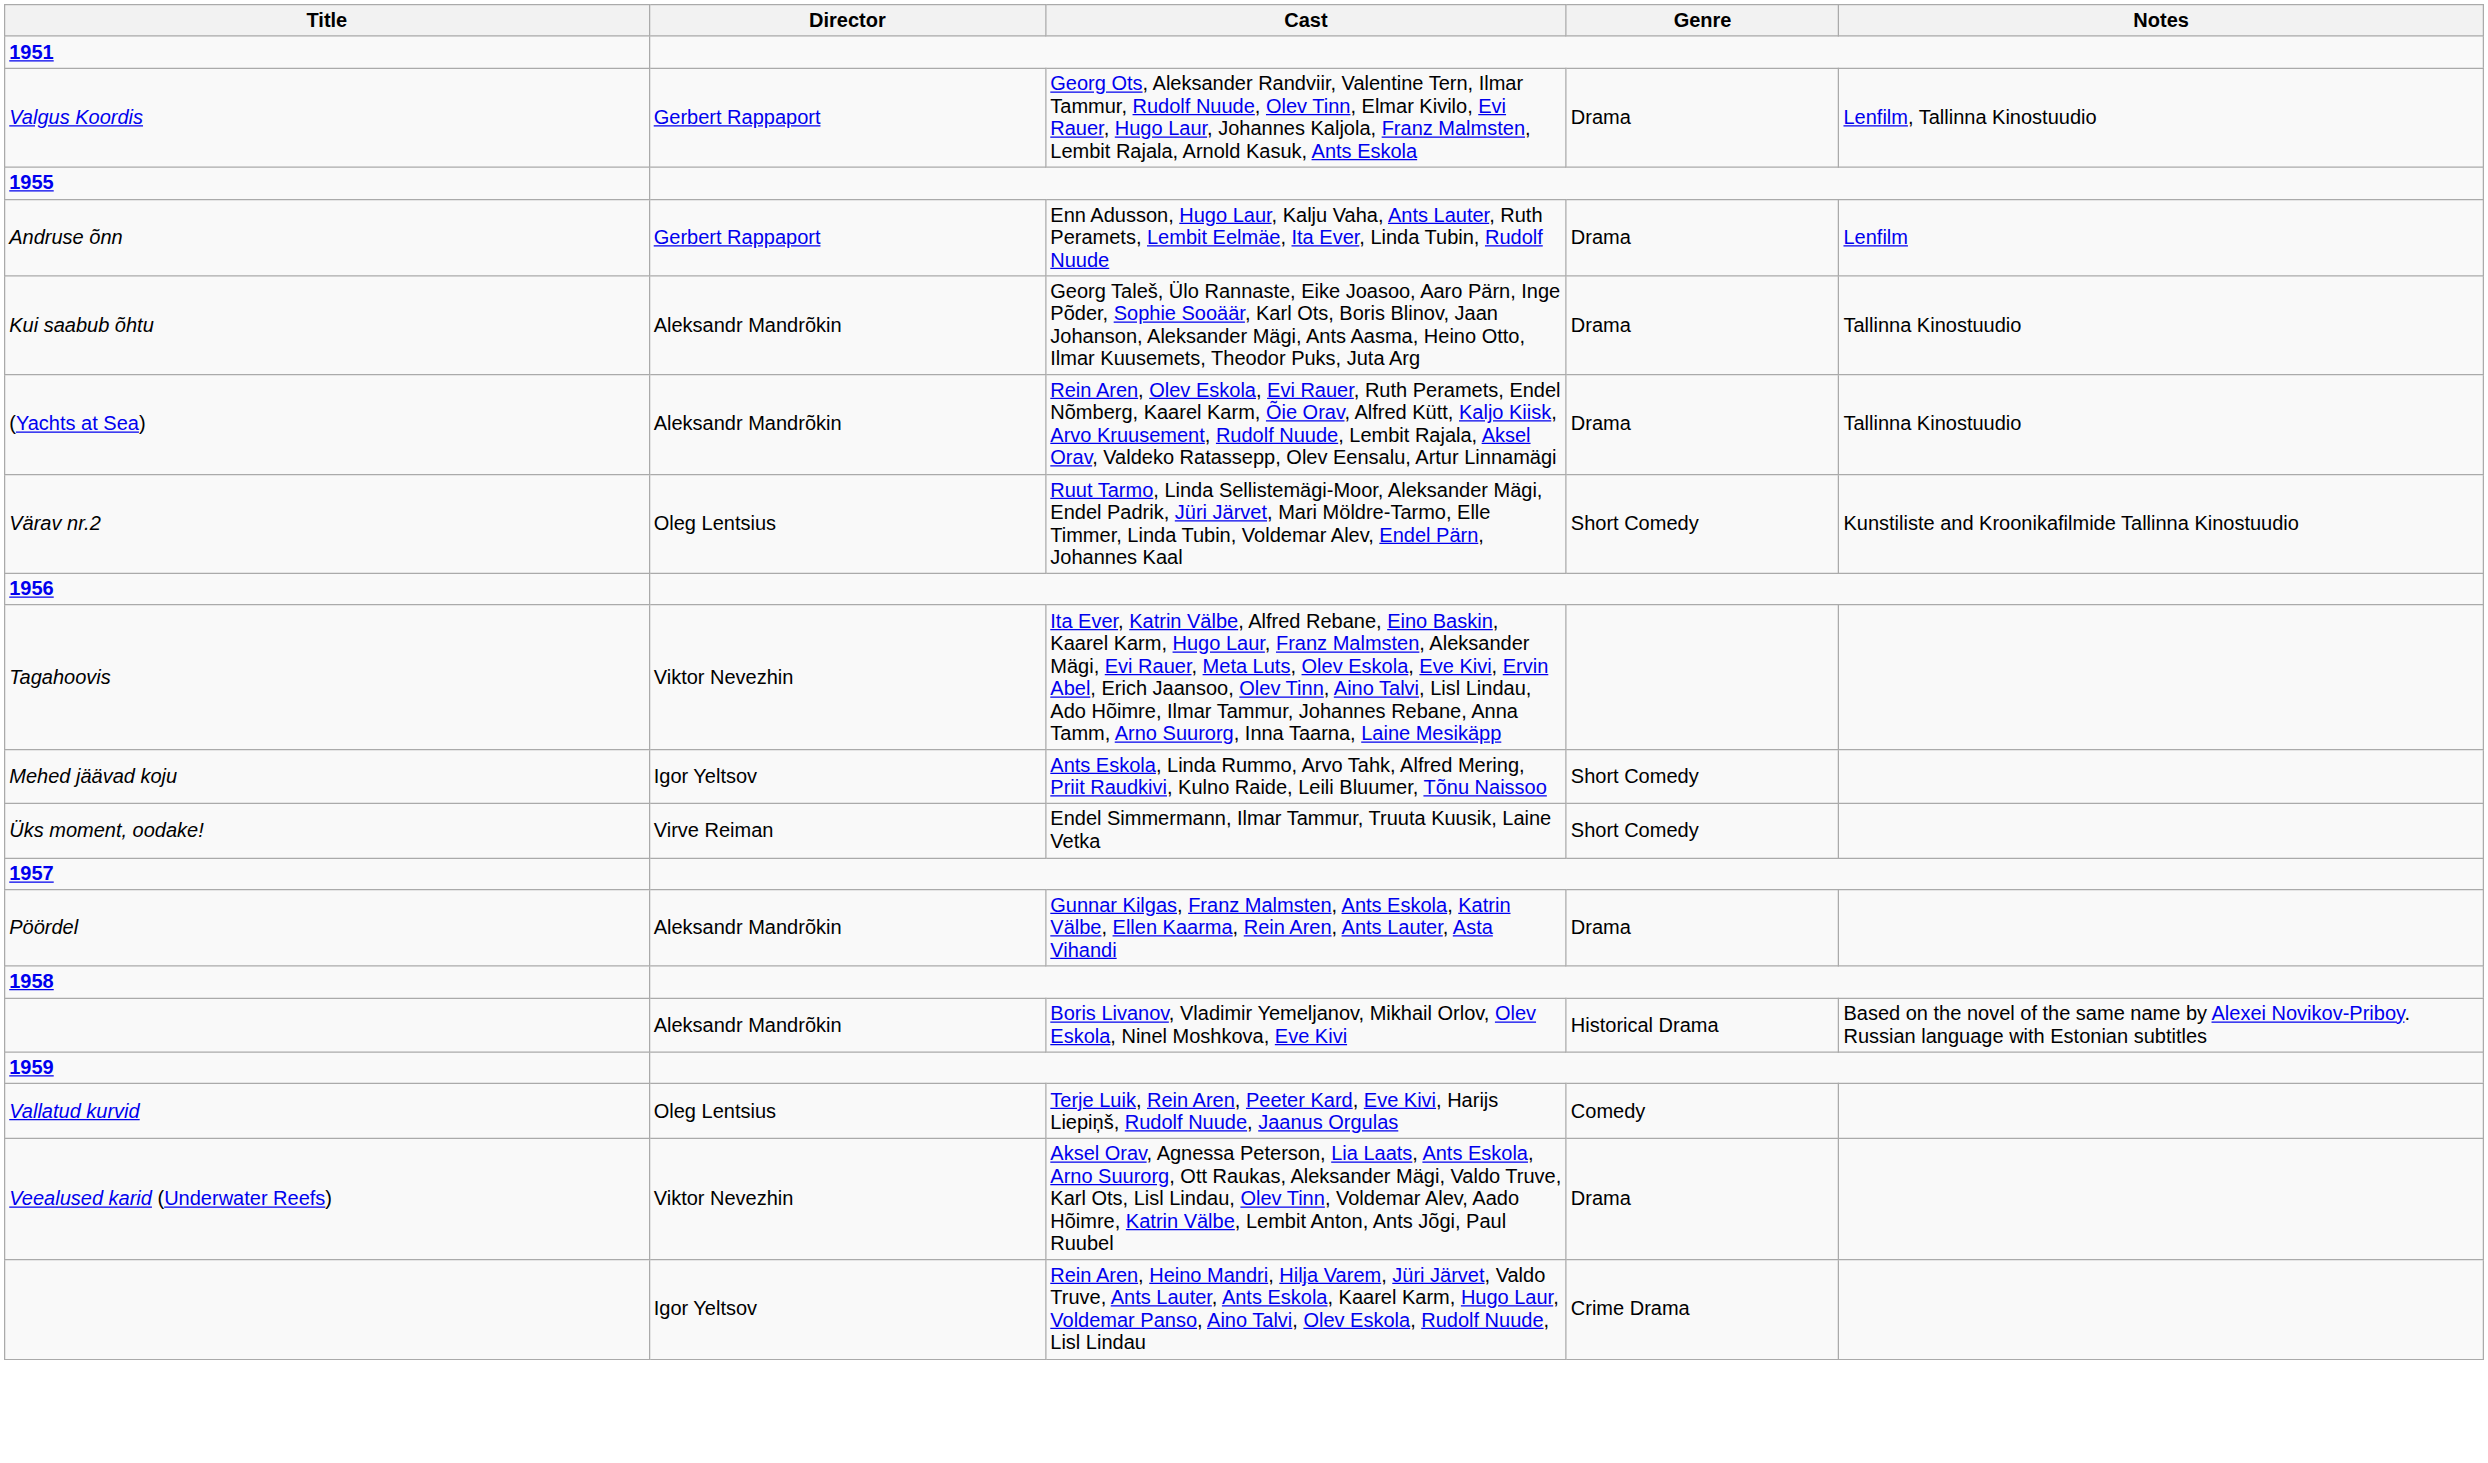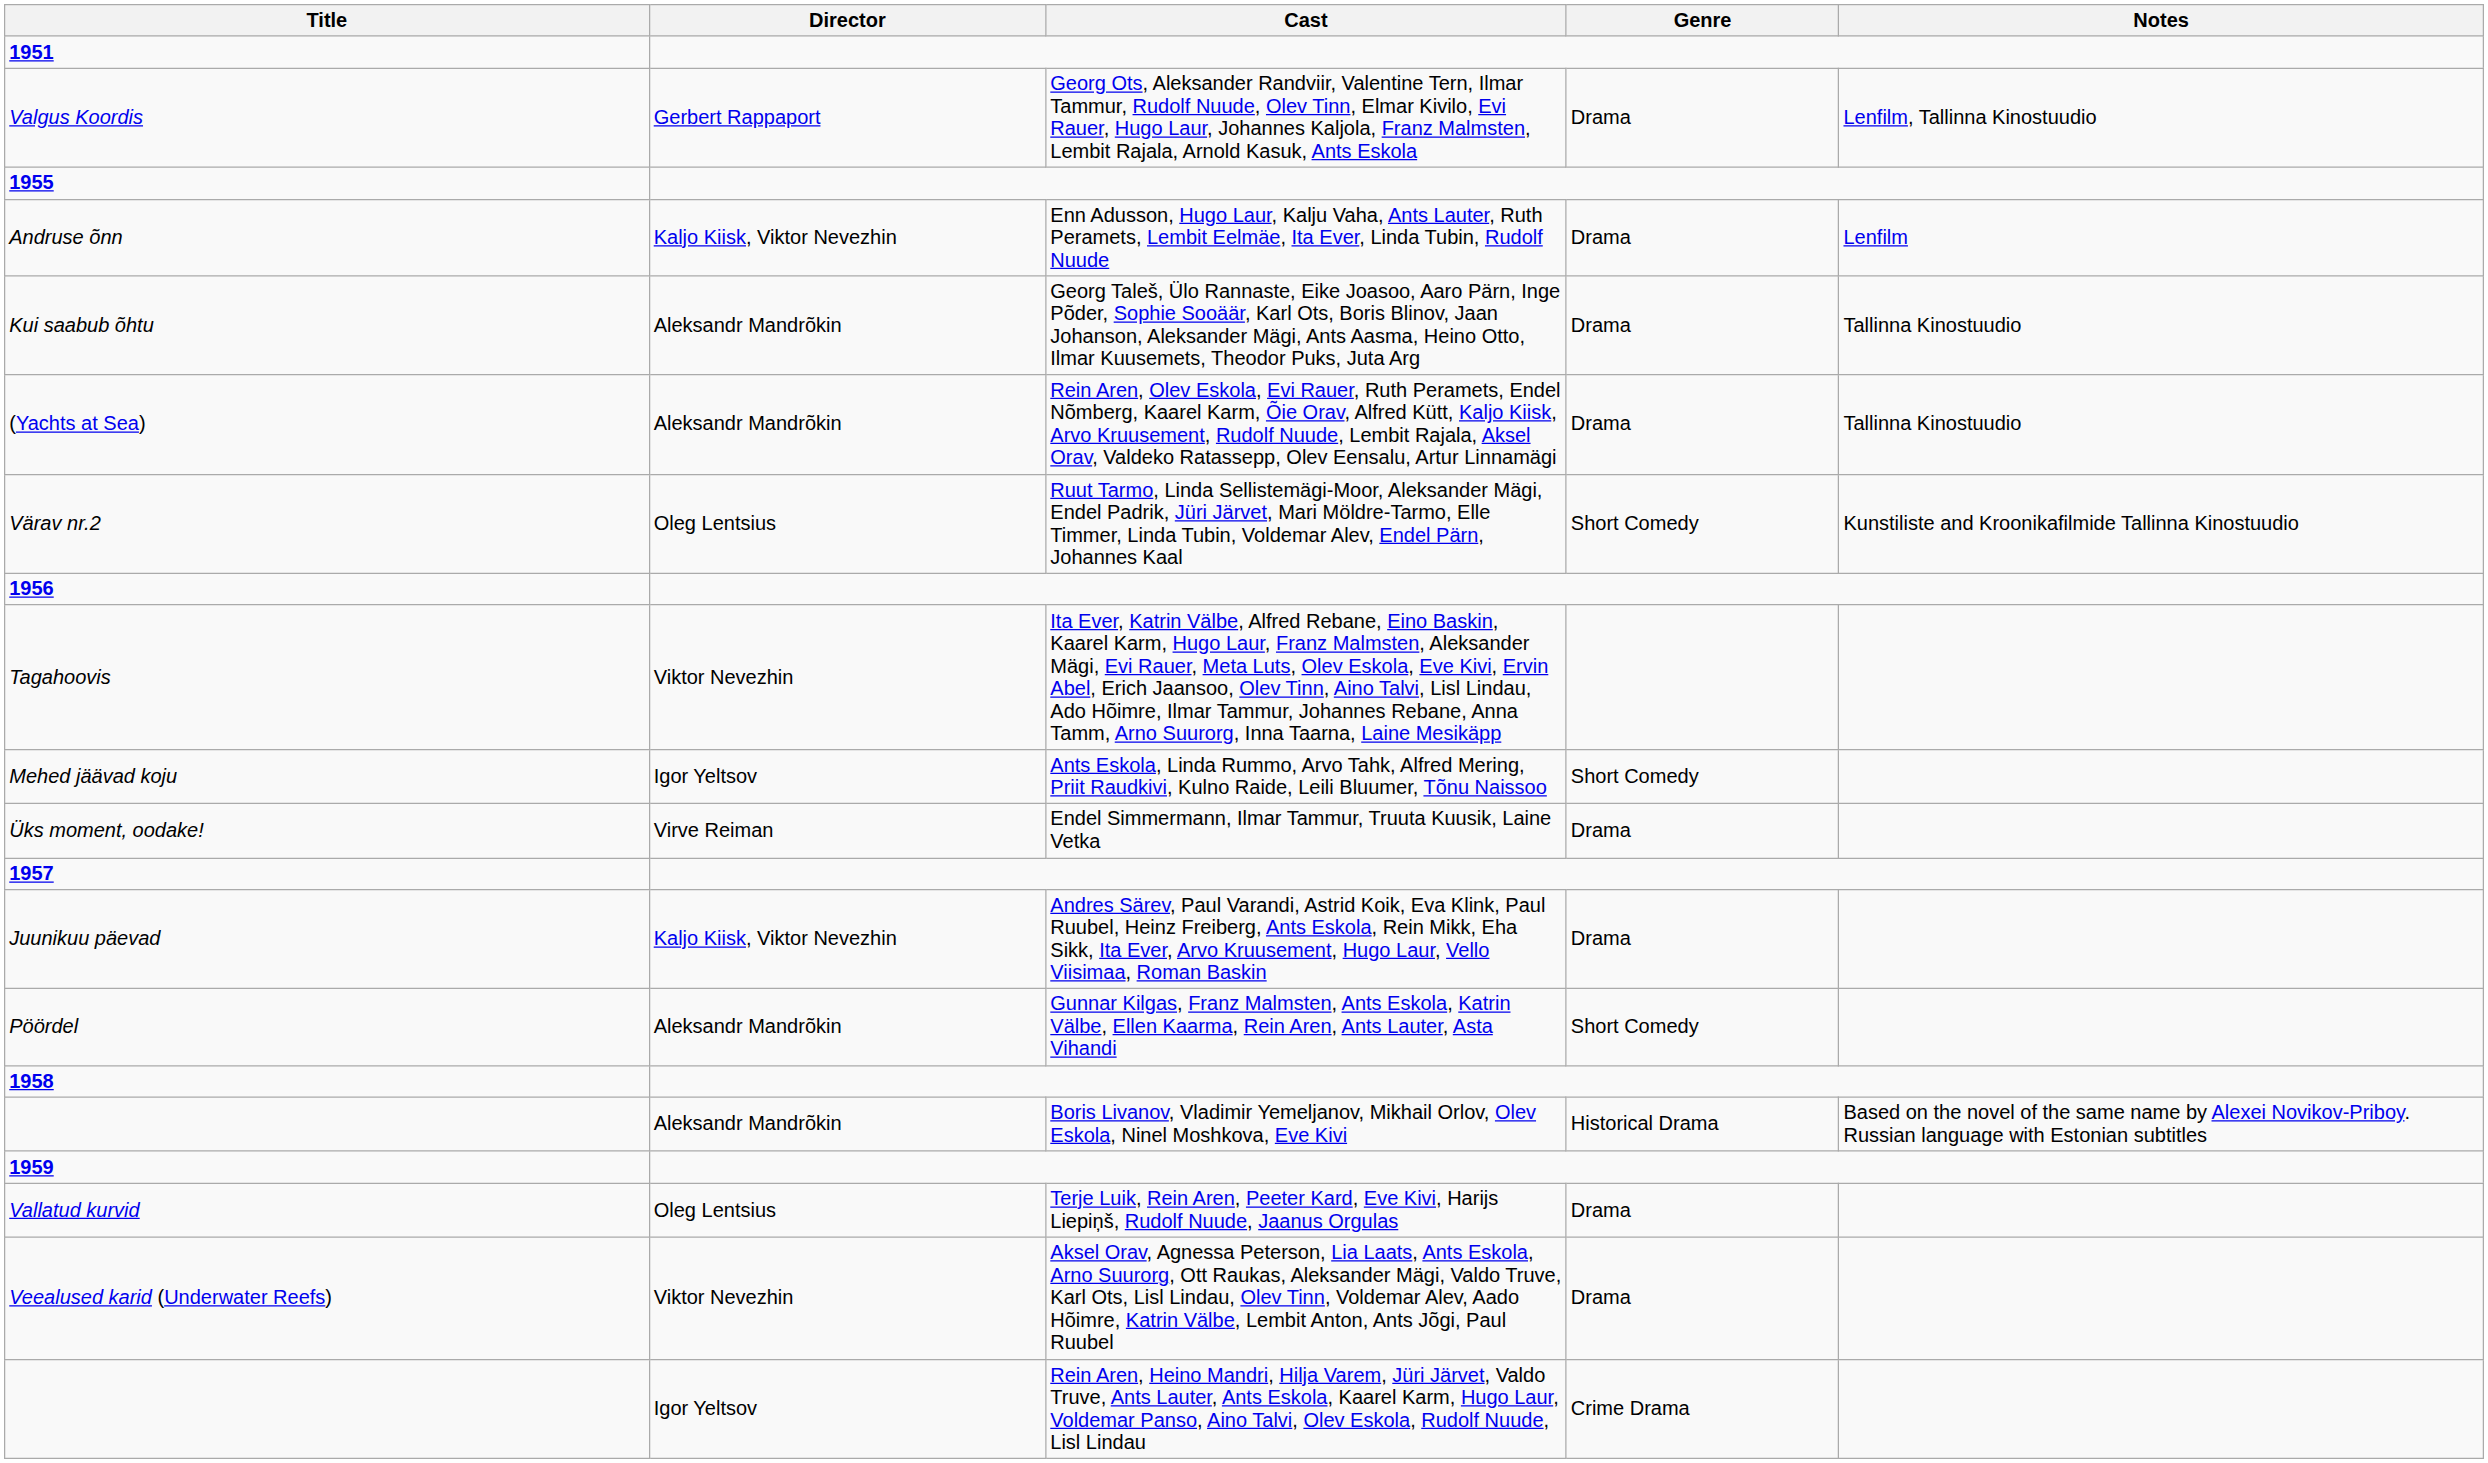(737, 237) Gerbert Rappaport -> (775, 237) Kaljo Kiisk, Viktor Nevezhin
(1635, 830) Short Comedy -> (1601, 830) Drama
+ row: (85, 938)
(1601, 927) Drama -> (1635, 1026) Short Comedy
(1608, 1110) Comedy -> (1601, 1210) Drama
